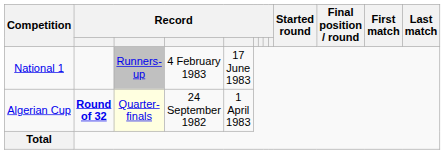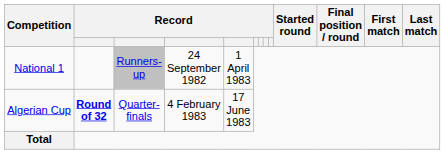(194, 68) 4 February 1983 -> (194, 68) 24 September 1982
(238, 68) 17 June 1983 -> (238, 68) 1 April 1983
(139, 110) lightyellow background -> (139, 110) no background
(194, 110) 24 September 1982 -> (194, 110) 4 February 1983
(238, 110) 1 April 1983 -> (238, 110) 17 June 1983
